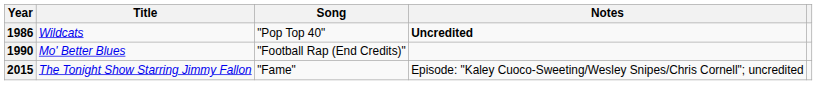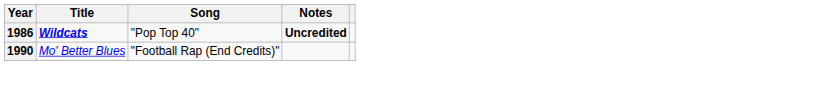(61, 32) normal -> (63, 32) bold
- row: (20, 70)
